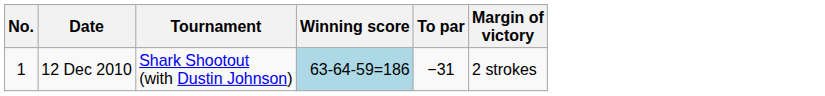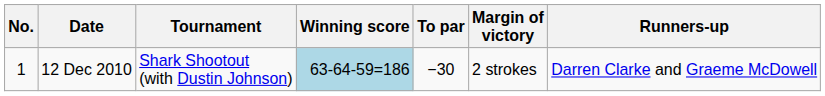+ column: (684, 26)
(441, 69) −31 -> (441, 69) −30
